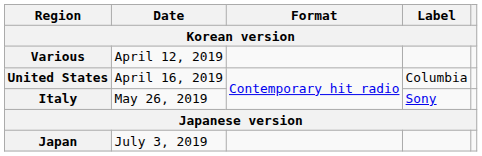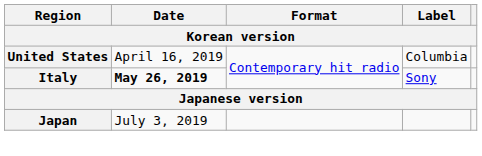- row: (58, 57)
(161, 99) normal -> (161, 78) bold
